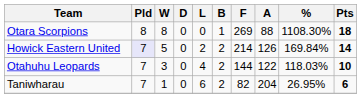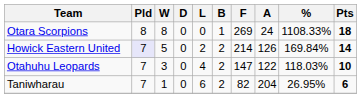(267, 31) 88 -> (267, 31) 24
(306, 31) 1108.30% -> (306, 31) 1108.33%
(243, 66) 144 -> (243, 66) 147
